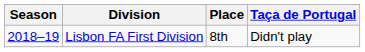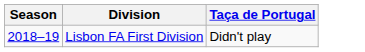- column: (227, 15)
